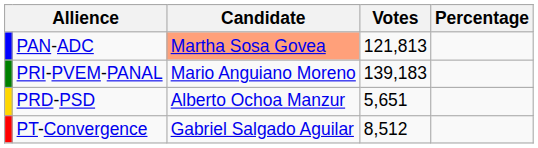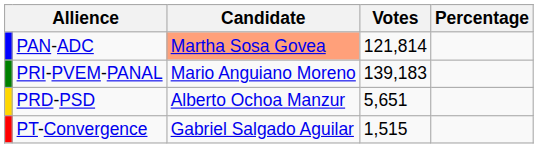(395, 45) 121,813 -> (395, 45) 121,814
(386, 128) 8,512 -> (386, 128) 1,515
